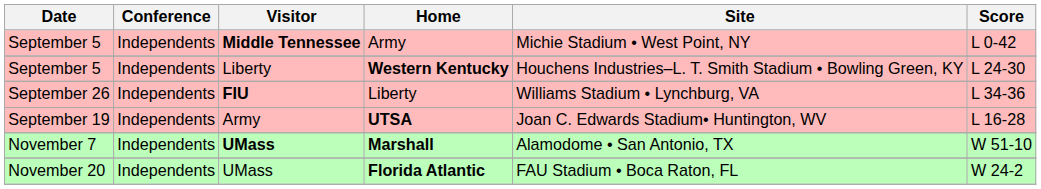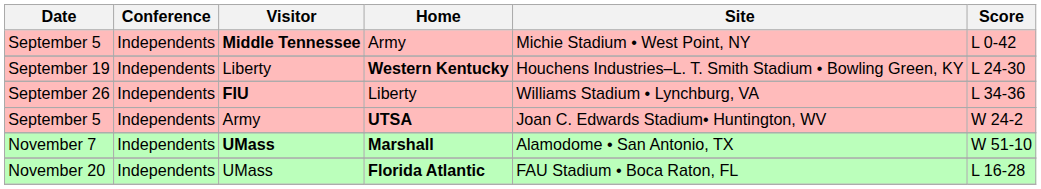(54, 68) September 5 -> (59, 68) September 19
(59, 119) September 19 -> (54, 119) September 5
(998, 119) L 16-28 -> (997, 119) W 24-2
(997, 171) W 24-2 -> (998, 171) L 16-28
